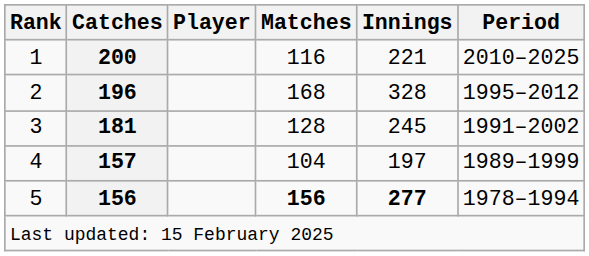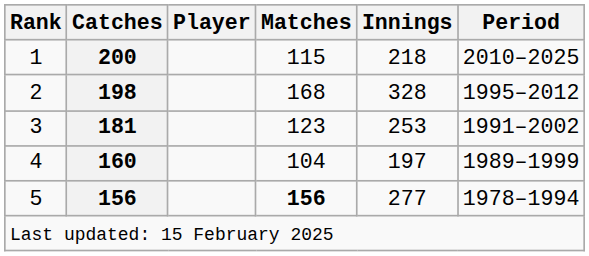(306, 58) 116 -> (306, 58) 115
(407, 58) 221 -> (407, 58) 218
(117, 93) 196 -> (117, 93) 198
(306, 128) 128 -> (306, 128) 123
(407, 128) 245 -> (407, 128) 253
(117, 163) 157 -> (117, 163) 160
(407, 198) bold -> (407, 198) normal
